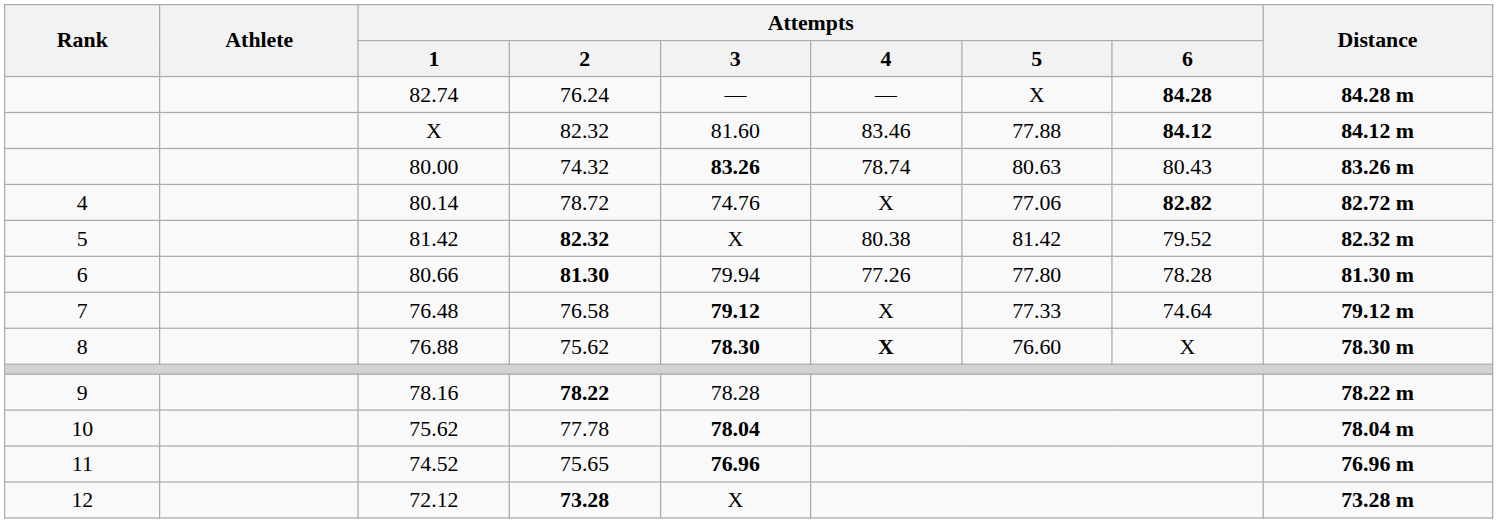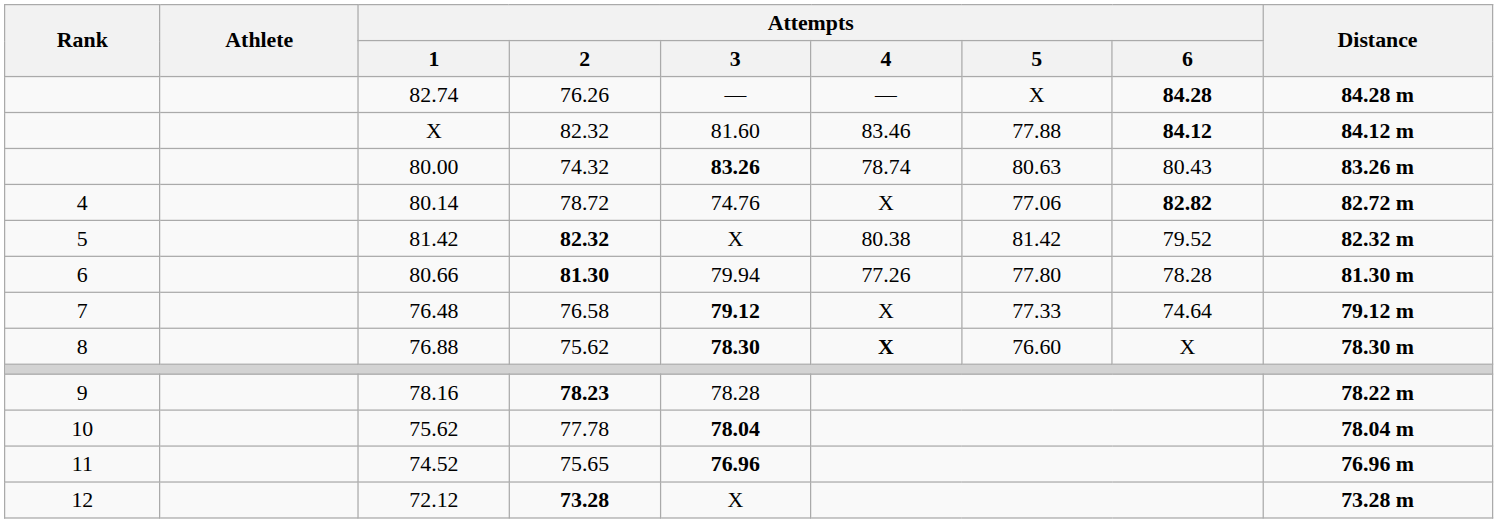(585, 94) 76.24 -> (585, 94) 76.26
(585, 392) 78.22 -> (585, 392) 78.23
